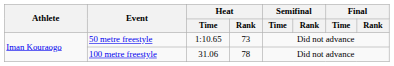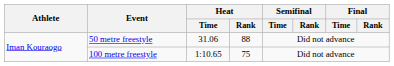(208, 40) 1:10.65 -> (208, 40) 31.06
(246, 40) 73 -> (246, 40) 88
(208, 54) 31.06 -> (208, 54) 1:10.65
(246, 54) 78 -> (246, 54) 75
